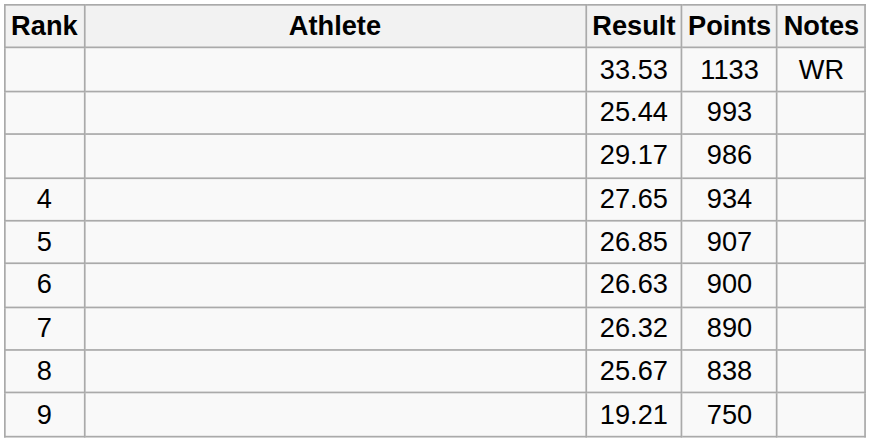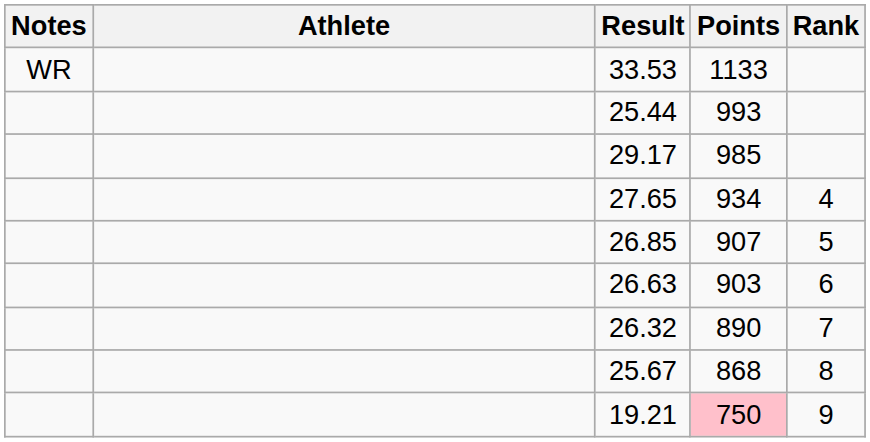columns swapped: (44, 26) <-> (821, 26)
(730, 155) 986 -> (739, 155) 985
(730, 284) 900 -> (739, 284) 903
(730, 371) 838 -> (739, 371) 868
(730, 414) no background -> (739, 414) pink background
